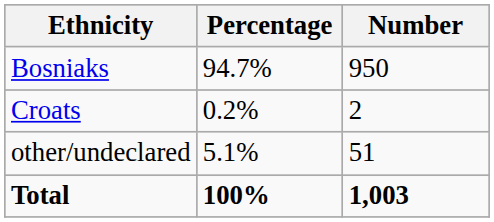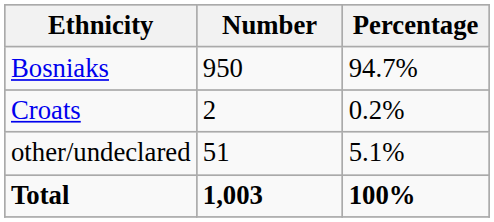columns swapped: (416, 25) <-> (270, 25)
